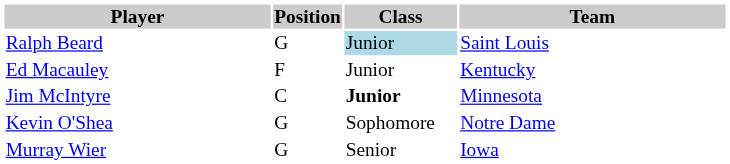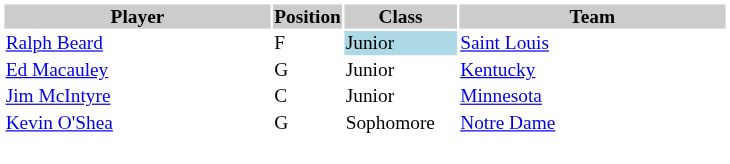(281, 43) G -> (280, 43) F
(280, 69) F -> (281, 69) G
(373, 96) bold -> (370, 96) normal
- row: (56, 149)
